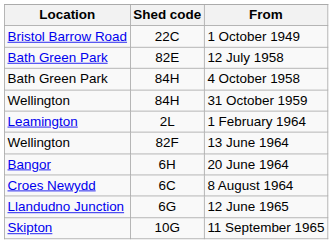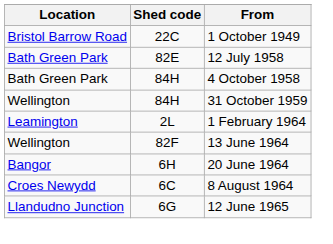- row: (266, 228)
